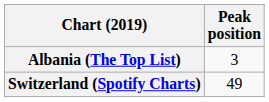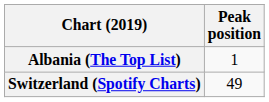(234, 59) 3 -> (234, 59) 1
